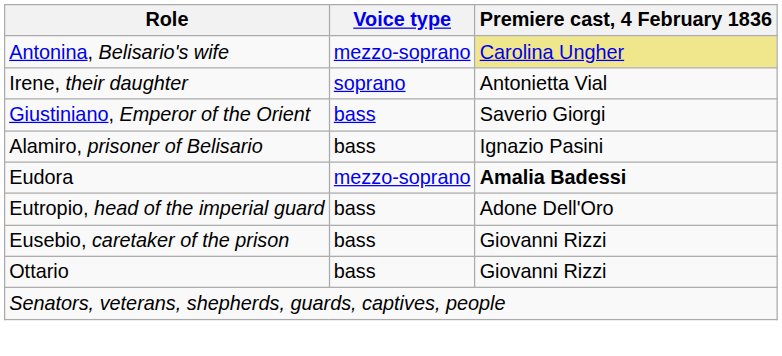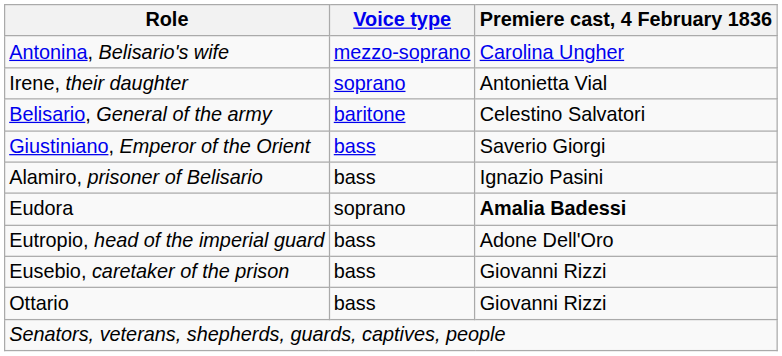(552, 51) khaki background -> (552, 51) no background
+ row: (140, 114)
(402, 177) mezzo-soprano -> (370, 209) soprano
